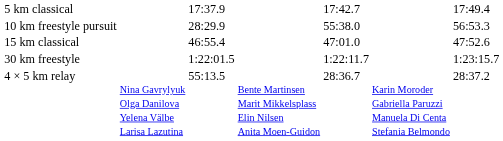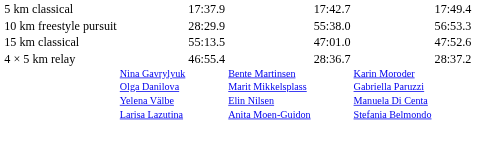(207, 42) 46:55.4 -> (207, 42) 55:13.5
- row: (42, 59)
(207, 76) 55:13.5 -> (207, 59) 46:55.4
